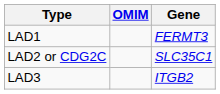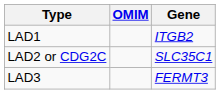(181, 36) FERMT3 -> (174, 36) ITGB2
(174, 78) ITGB2 -> (181, 78) FERMT3
